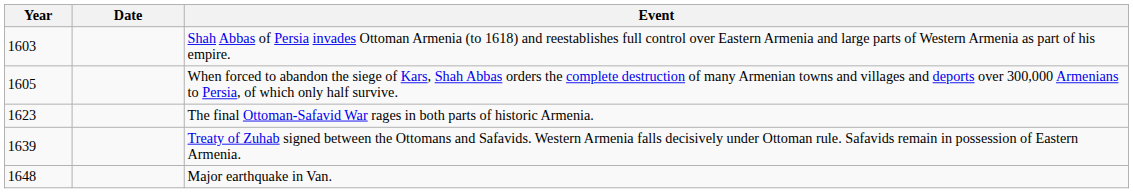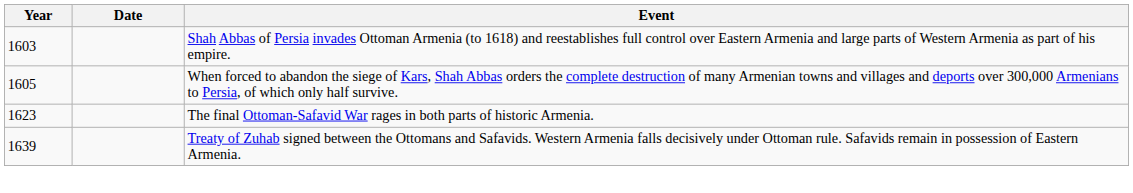- row: (260, 176)
